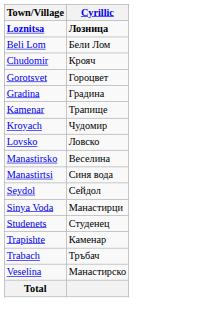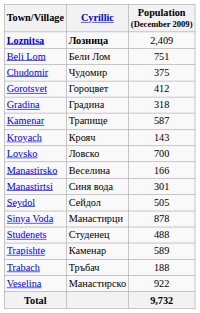+ column: (162, 18)
(82, 61) Крояч -> (88, 72) Чудомир
(88, 126) Чудомир -> (82, 137) Крояч
